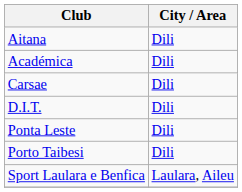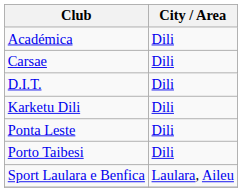- row: (27, 38)
+ row: (44, 107)
